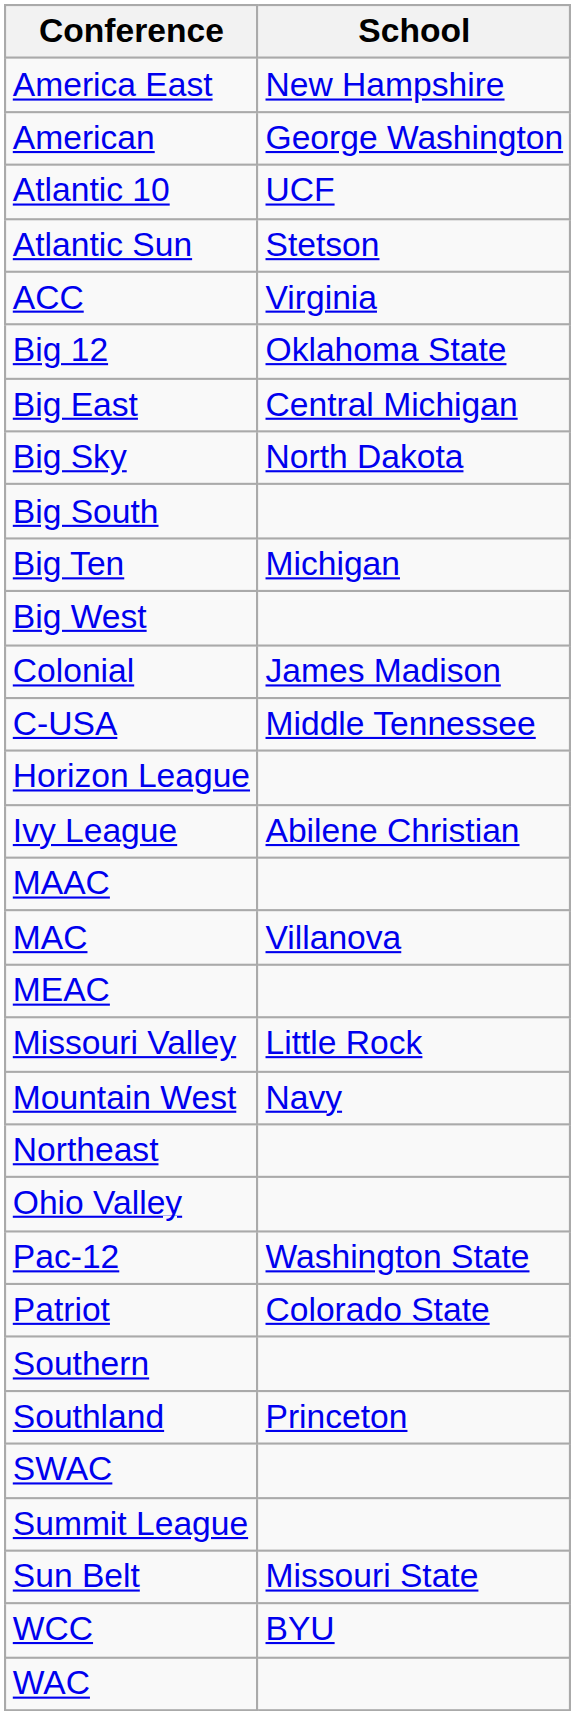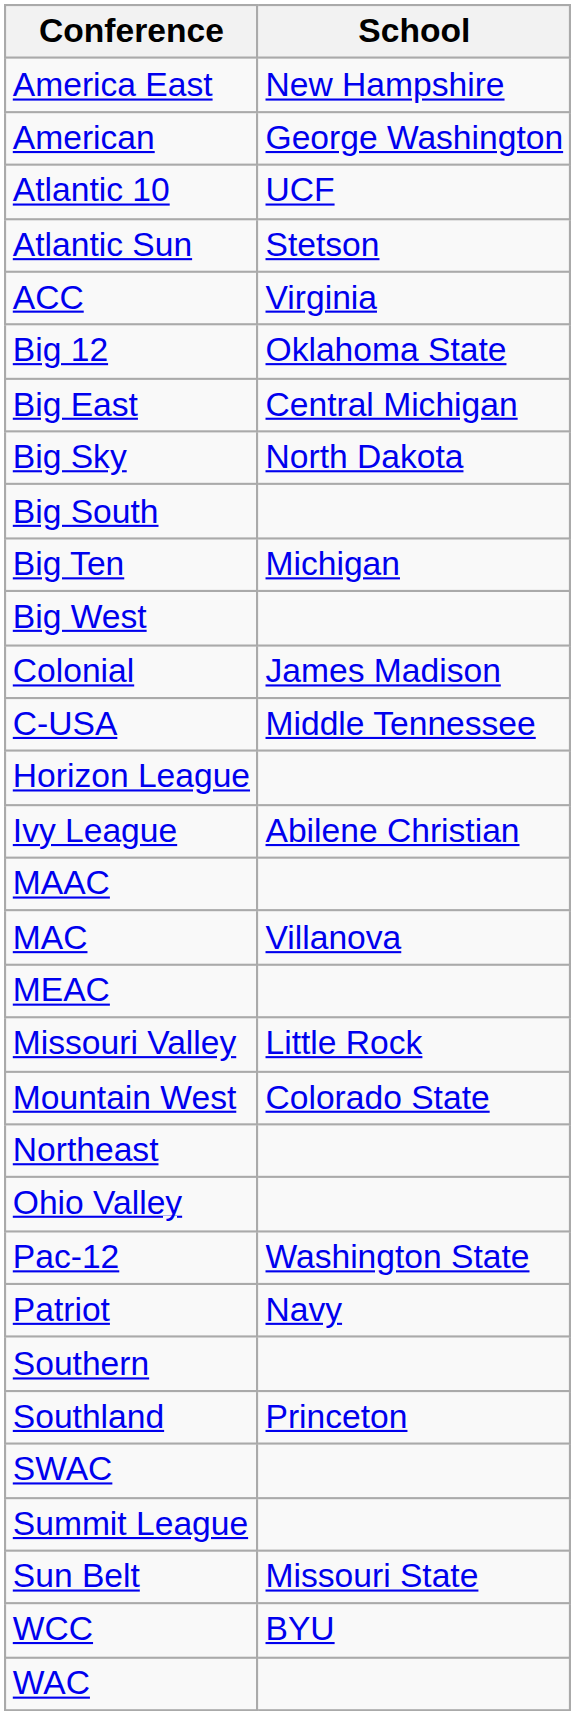(304, 1096) Navy -> (378, 1096) Colorado State
(378, 1310) Colorado State -> (304, 1310) Navy
